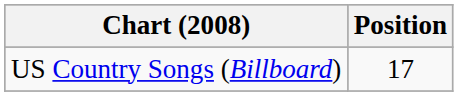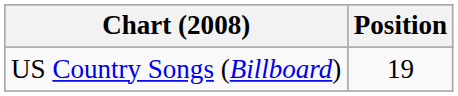(400, 68) 17 -> (400, 68) 19
